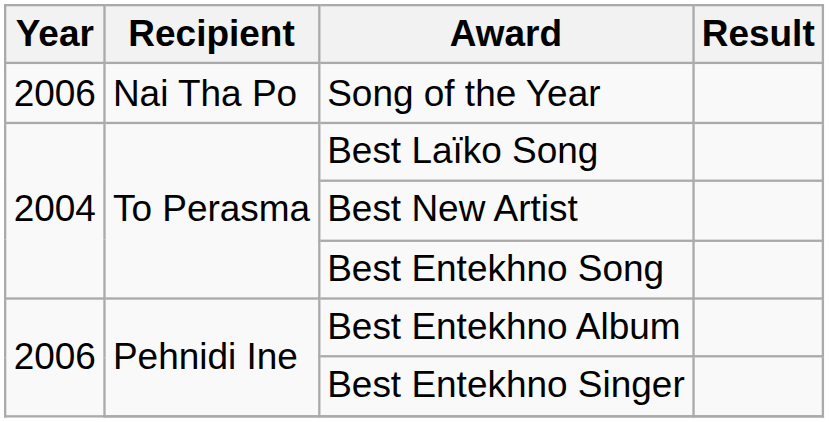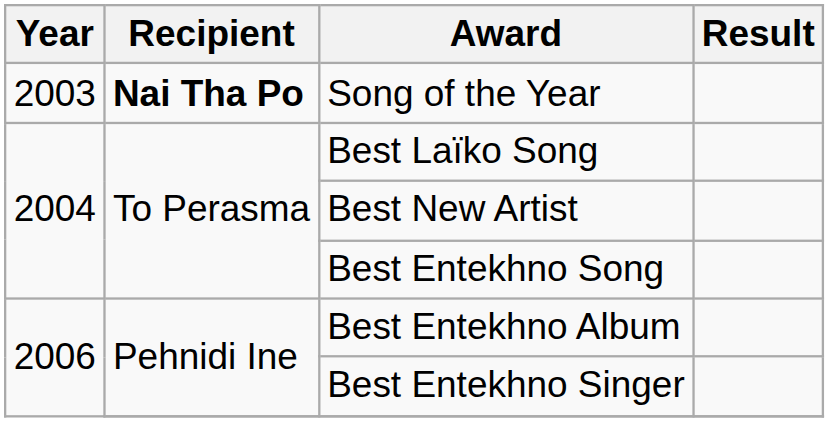(55, 92) 2006 -> (55, 92) 2003
(205, 92) normal -> (208, 92) bold
